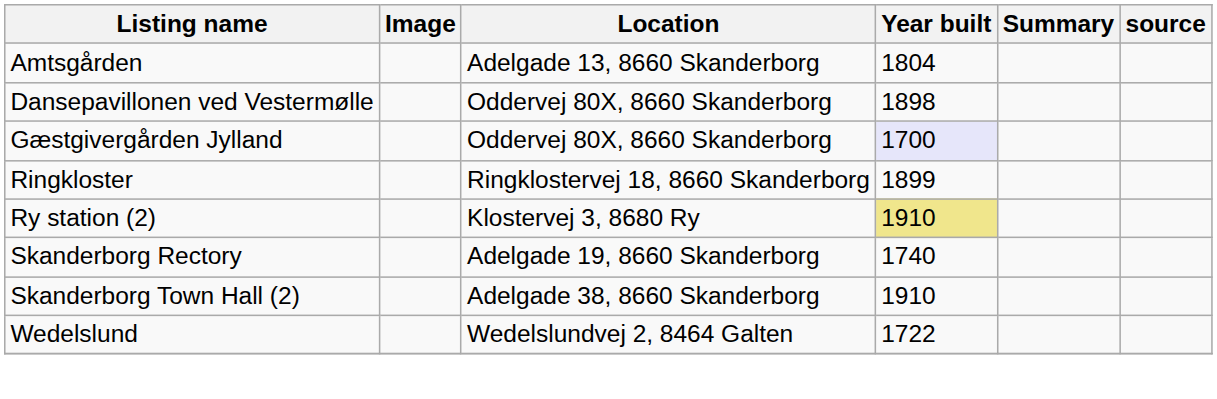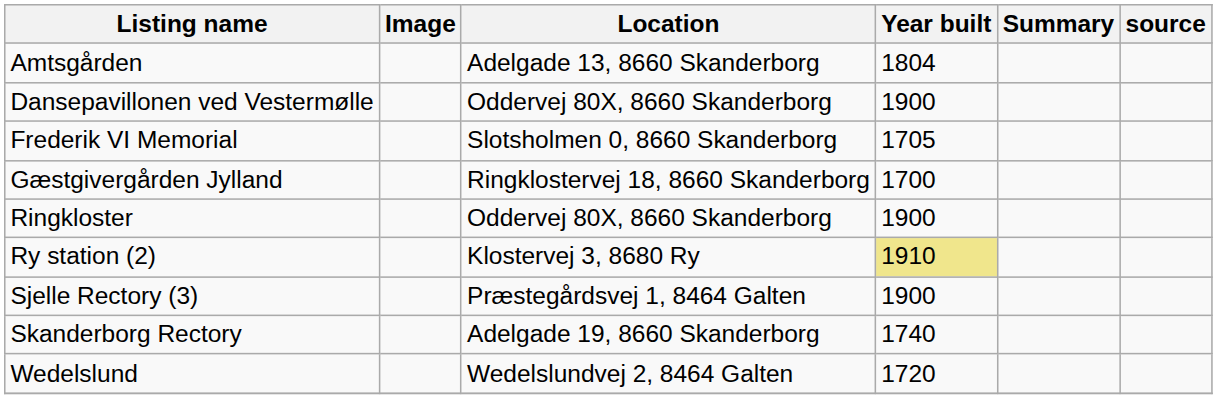(908, 101) 1898 -> (908, 101) 1900
+ row: (124, 140)
(649, 140) Oddervej 80X, 8660 Skanderborg -> (668, 179) Ringklostervej 18, 8660 Skanderborg
(908, 140) lavender background -> (908, 179) no background
(668, 179) Ringklostervej 18, 8660 Skanderborg -> (649, 218) Oddervej 80X, 8660 Skanderborg
(908, 179) 1899 -> (908, 218) 1900
+ row: (104, 295)
- row: (155, 295)
(908, 334) 1722 -> (908, 373) 1720
